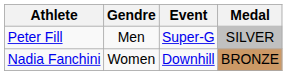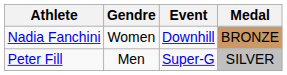rows swapped: (35, 37) <-> (54, 59)
